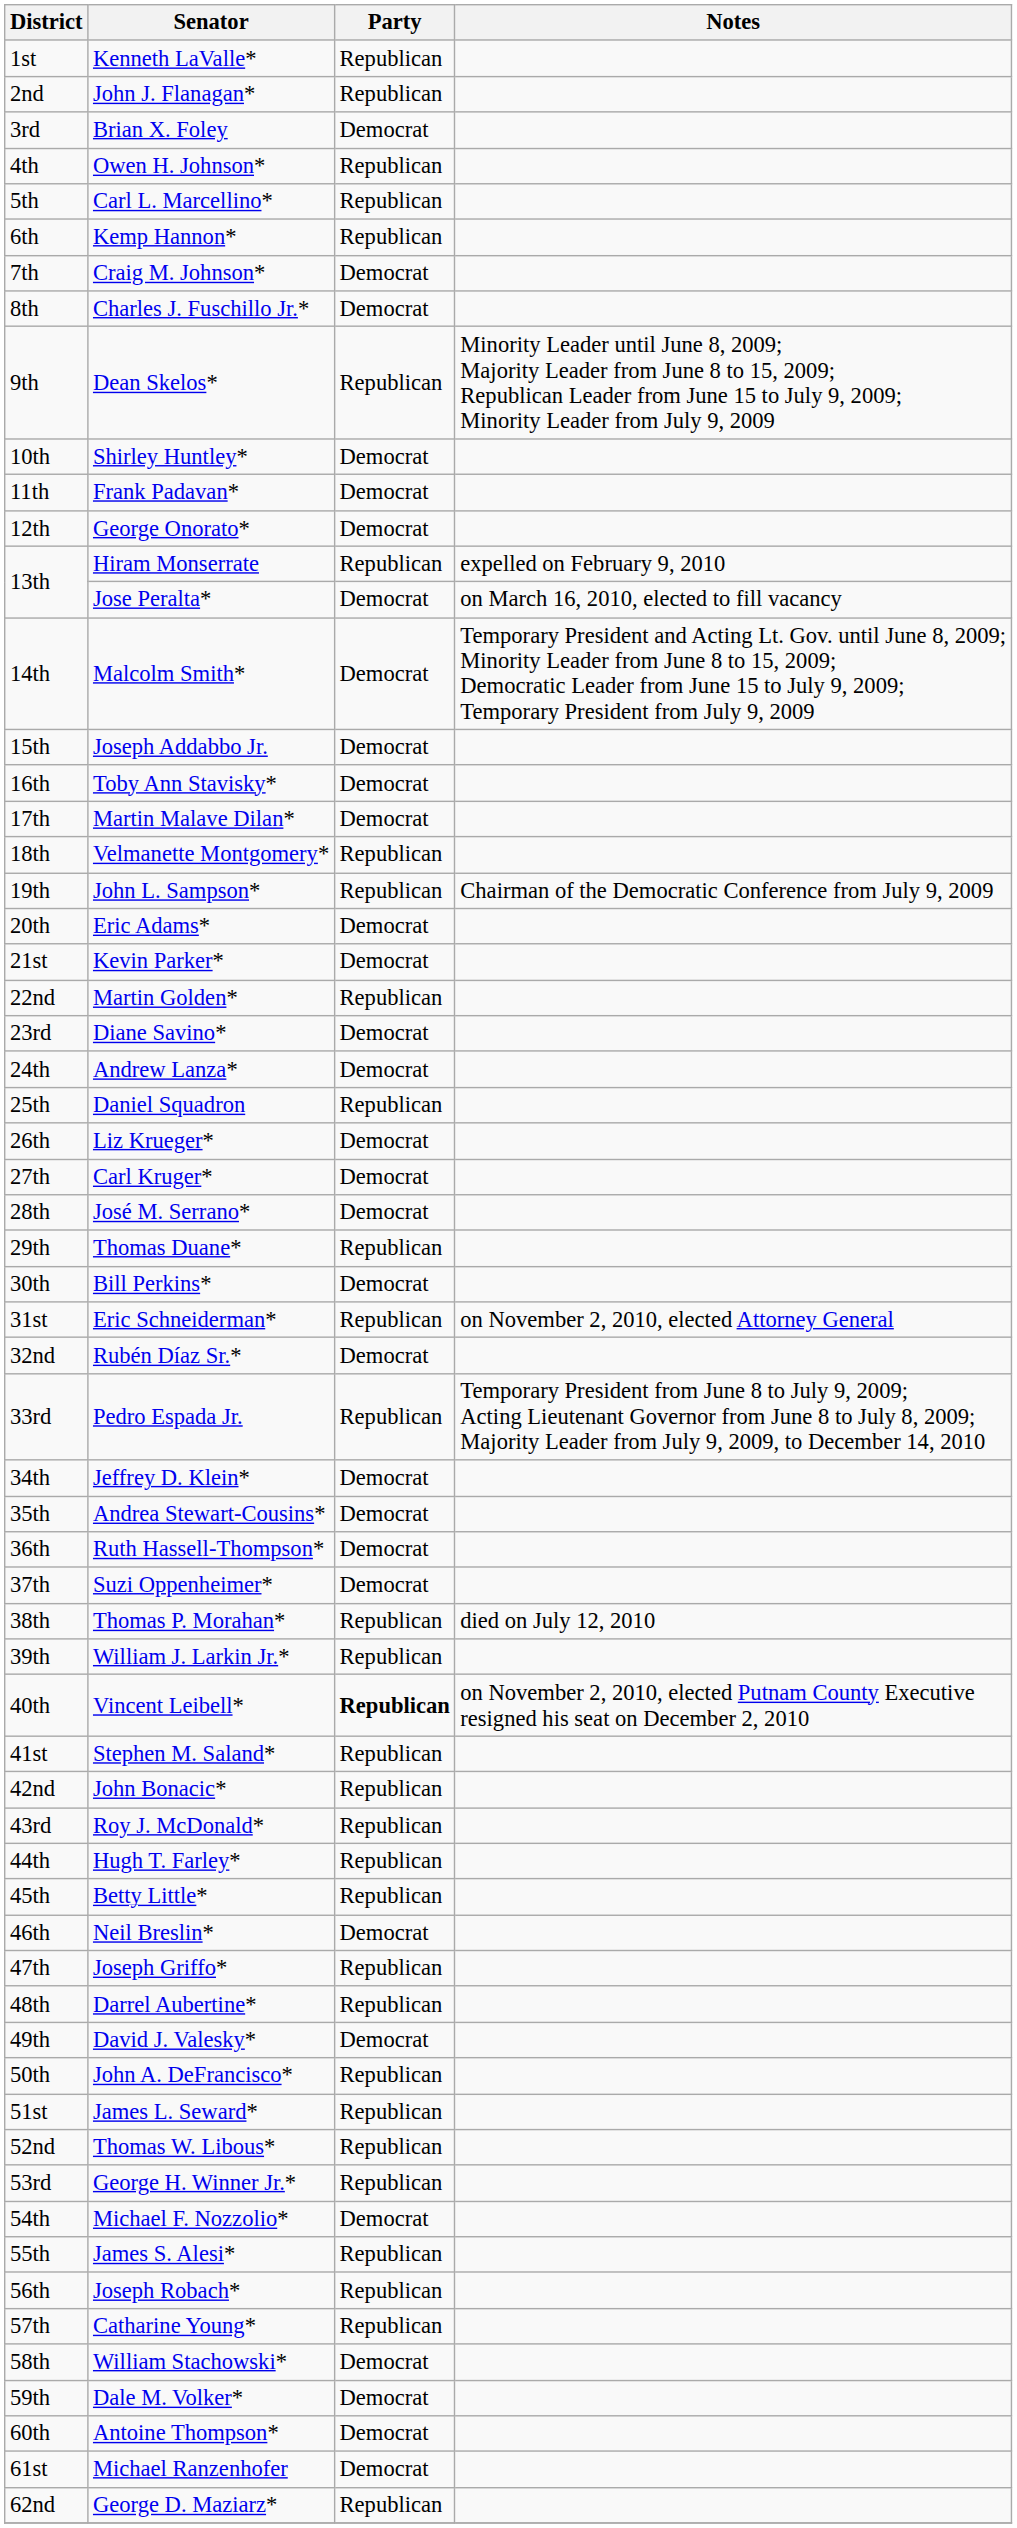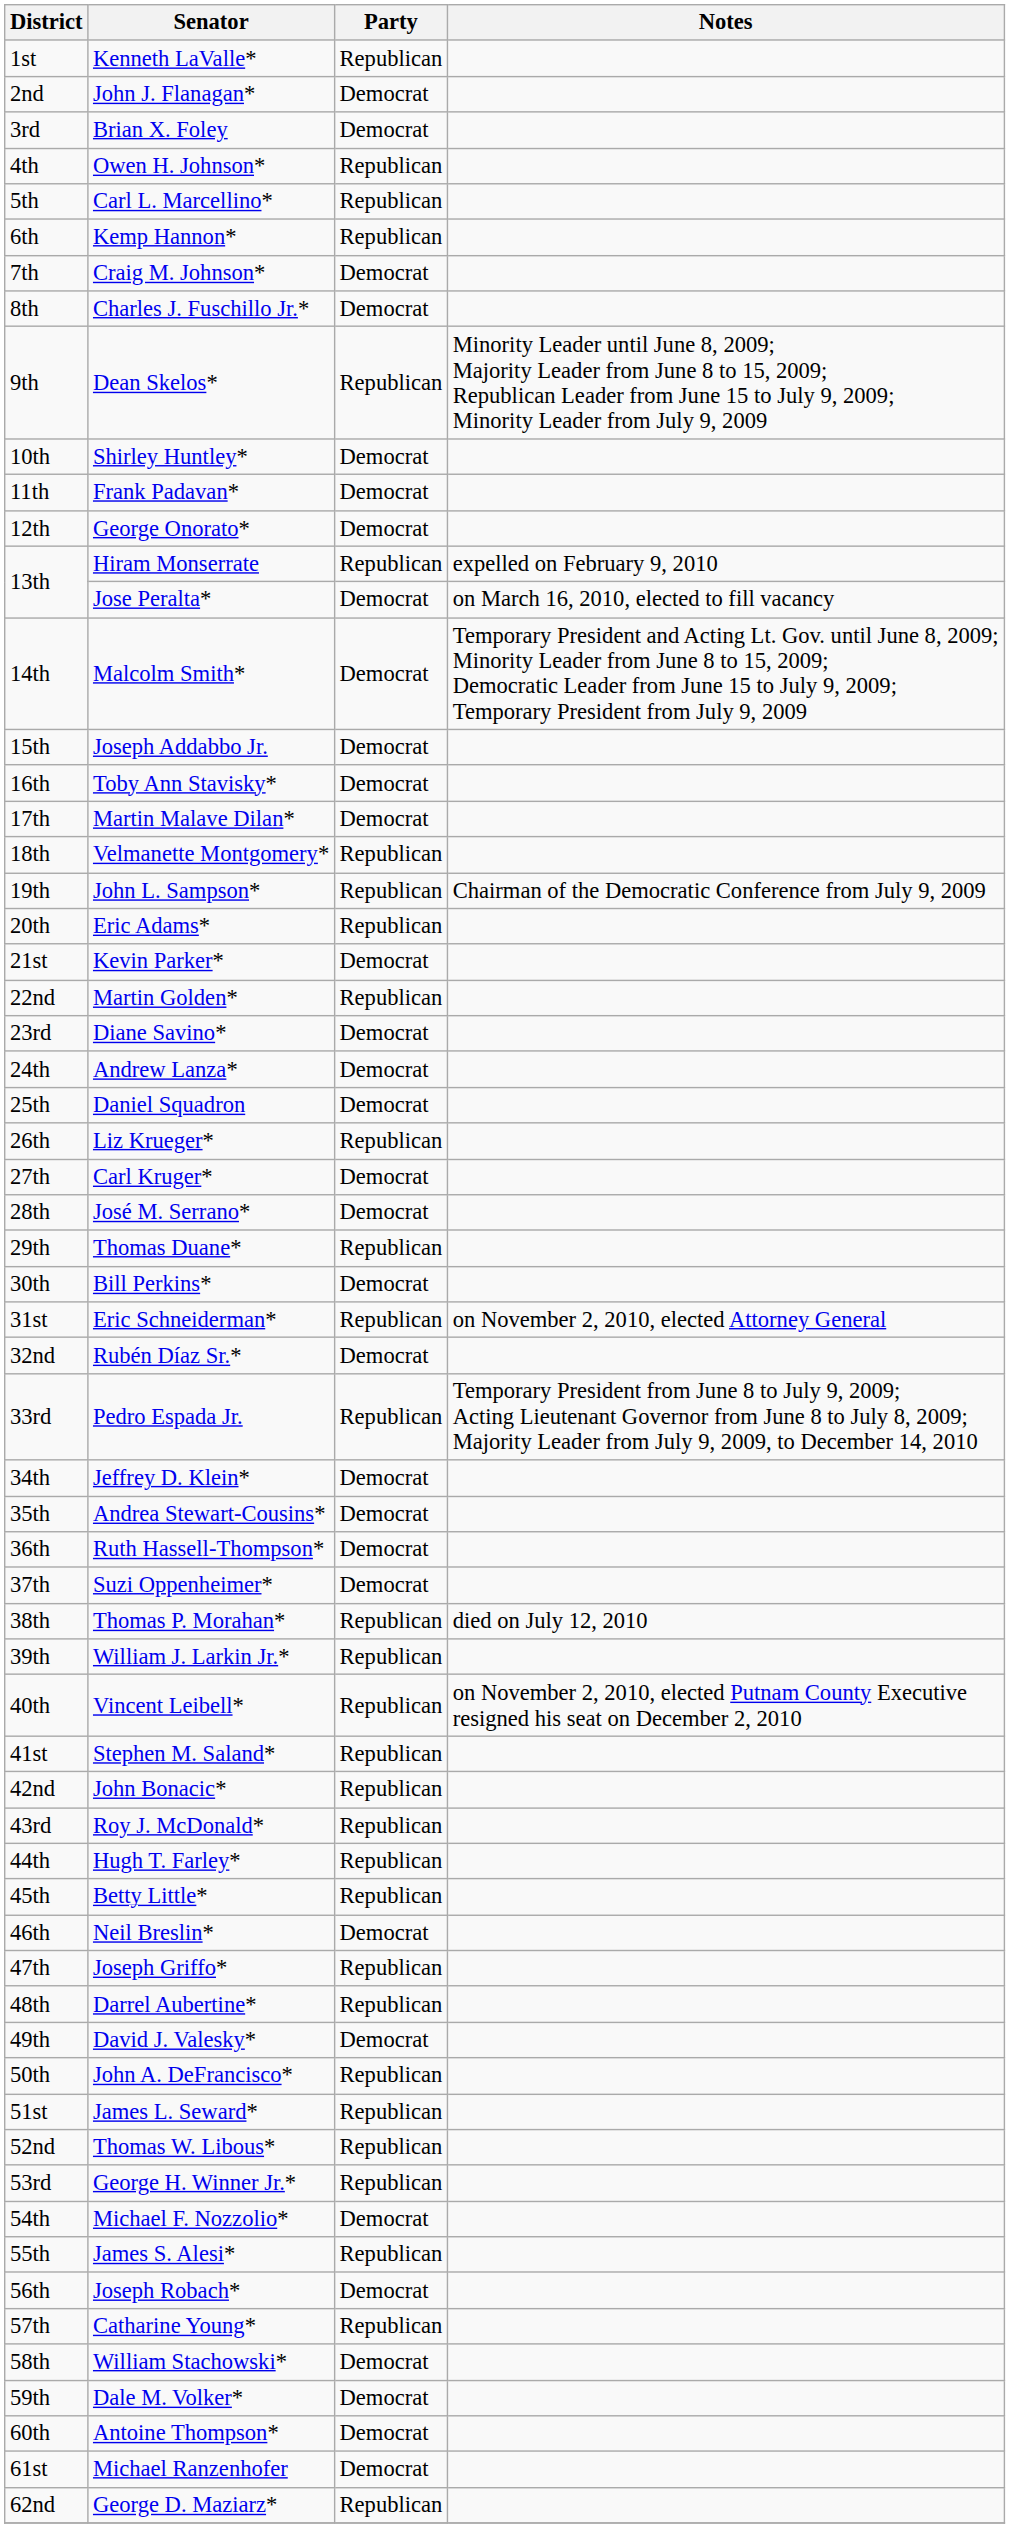(391, 93) Republican -> (384, 93) Democrat
(384, 926) Democrat -> (391, 926) Republican
(391, 1104) Republican -> (384, 1104) Democrat
(384, 1140) Democrat -> (391, 1140) Republican
(395, 1705) bold -> (391, 1705) normal
(391, 2290) Republican -> (384, 2290) Democrat
